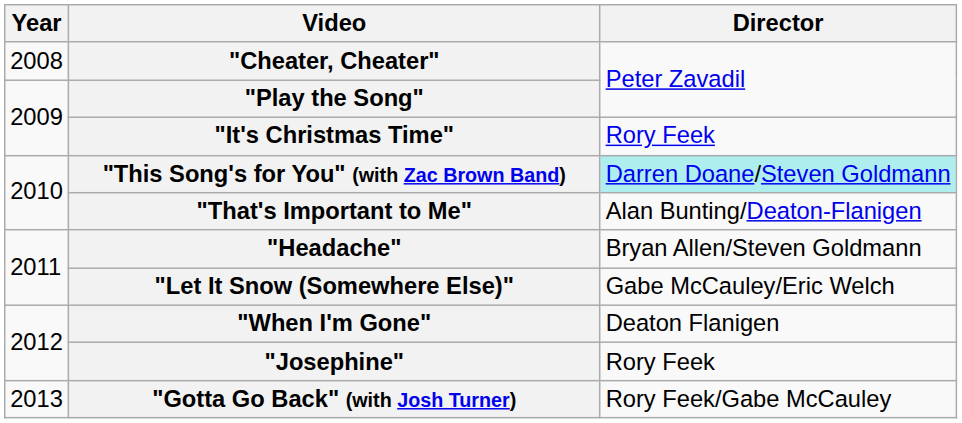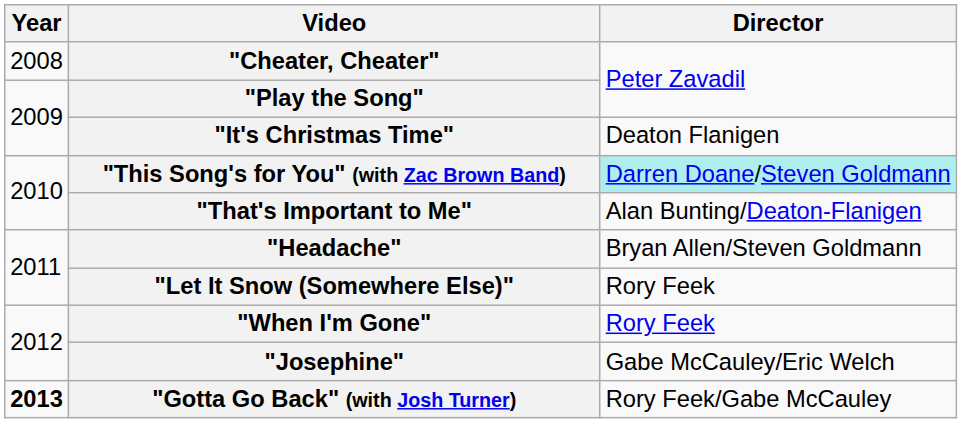(660, 135) Rory Feek -> (693, 135) Deaton Flanigen
(750, 286) Gabe McCauley/Eric Welch -> (660, 286) Rory Feek
(693, 323) Deaton Flanigen -> (660, 323) Rory Feek
(660, 361) Rory Feek -> (750, 361) Gabe McCauley/Eric Welch
(37, 398) normal -> (37, 398) bold
